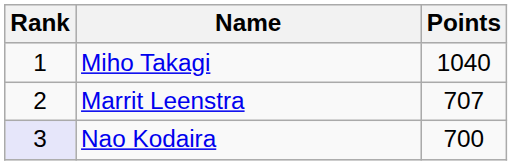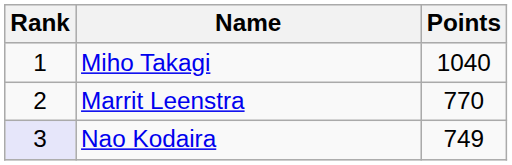(464, 100) 707 -> (464, 100) 770
(464, 139) 700 -> (464, 139) 749
